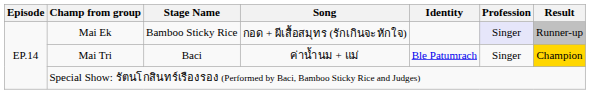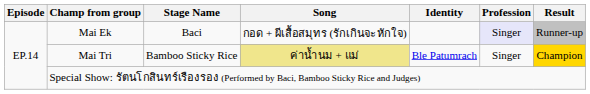(192, 33) Bamboo Sticky Rice -> (192, 33) Baci
(192, 55) Baci -> (192, 55) Bamboo Sticky Rice
(325, 55) no background -> (325, 55) khaki background
